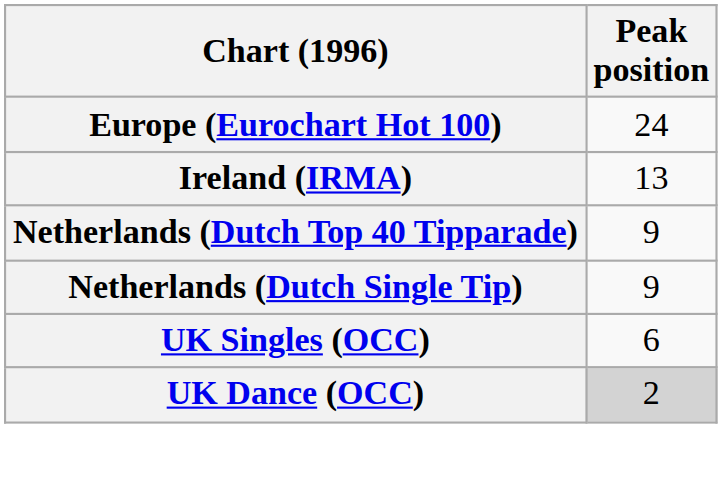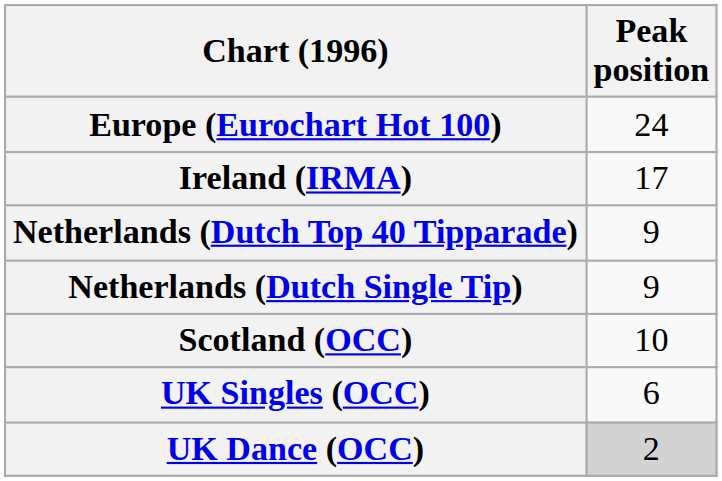(651, 177) 13 -> (651, 177) 17
+ row: (295, 340)
